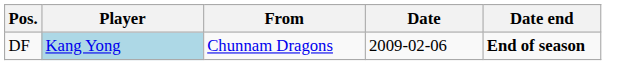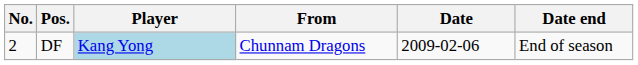+ column: (21, 18)
(536, 46) bold -> (566, 46) normal
